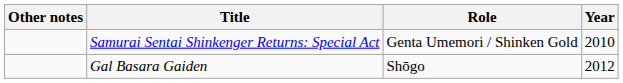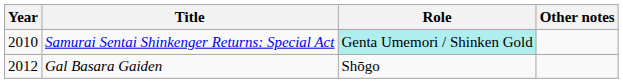columns swapped: (600, 17) <-> (46, 17)
(482, 41) no background -> (437, 41) paleturquoise background
